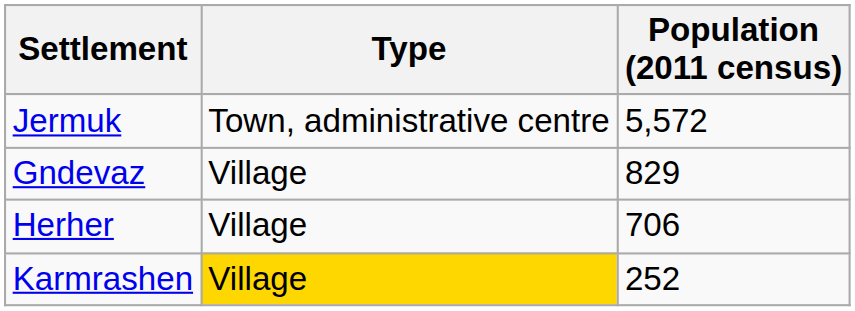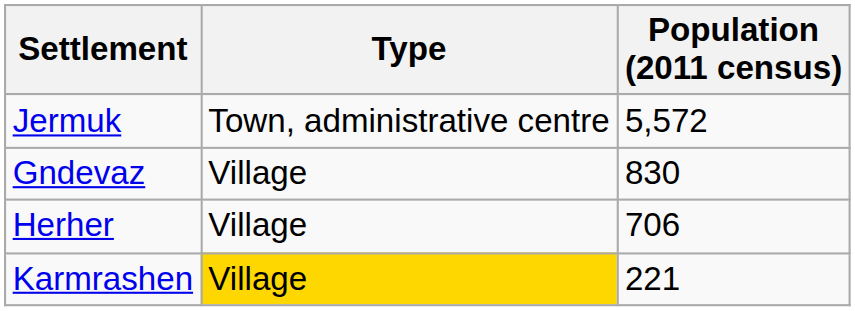(653, 173) 829 -> (653, 173) 830
(653, 278) 252 -> (653, 278) 221
